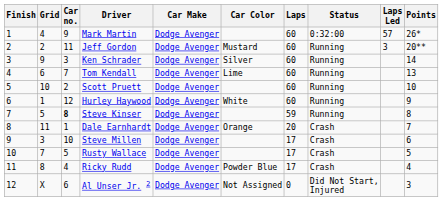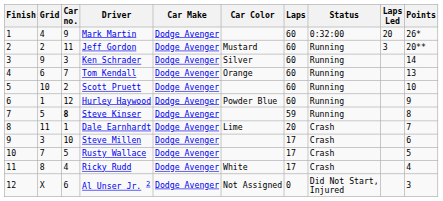(388, 34) 57 -> (388, 34) 20
(253, 74) Lime -> (253, 74) Orange
(253, 101) White -> (253, 101) Powder Blue
(253, 127) Orange -> (253, 127) Lime
(253, 167) Powder Blue -> (253, 167) White
